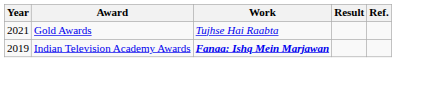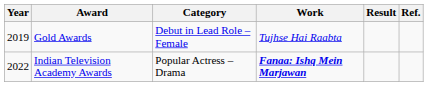+ column: (205, 13)
(18, 30) 2021 -> (18, 36) 2019
(18, 48) 2019 -> (18, 66) 2022
